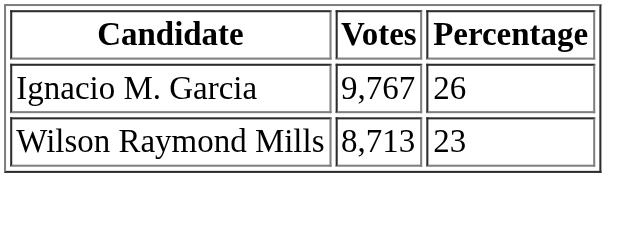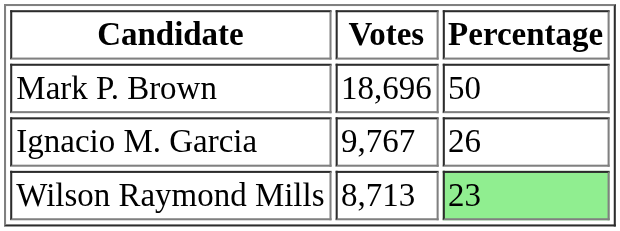+ row: (117, 87)
(450, 141) no background -> (465, 195) lightgreen background
